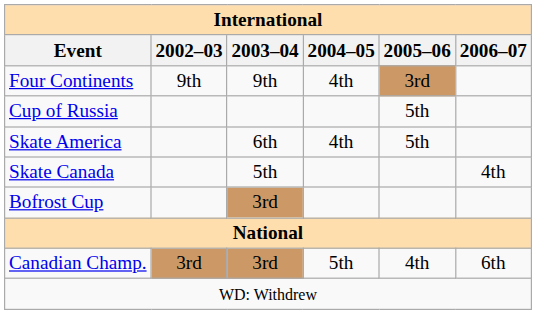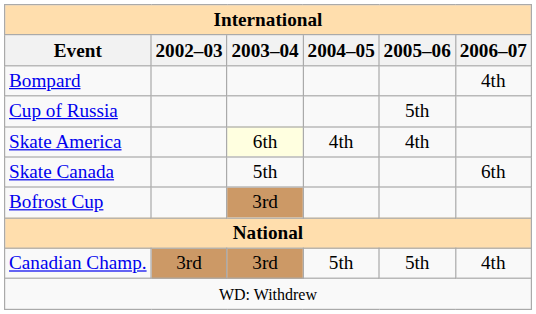- row: (71, 80)
+ row: (45, 80)
(265, 141) no background -> (265, 141) lightyellow background
(417, 141) 5th -> (417, 141) 4th
(493, 171) 4th -> (493, 171) 6th
(417, 263) 4th -> (417, 263) 5th
(493, 263) 6th -> (493, 263) 4th
